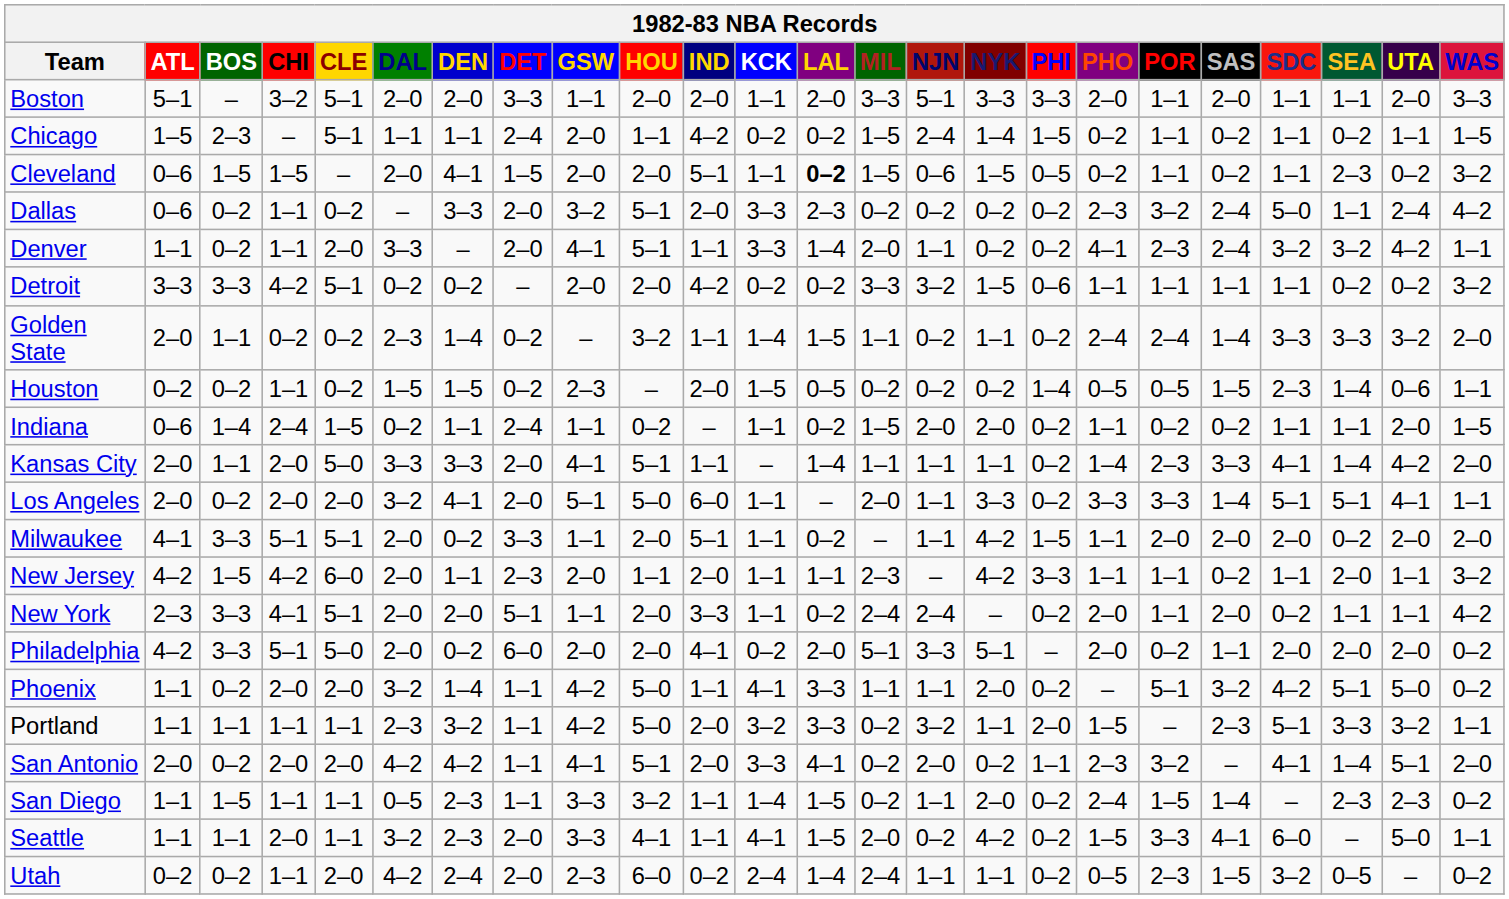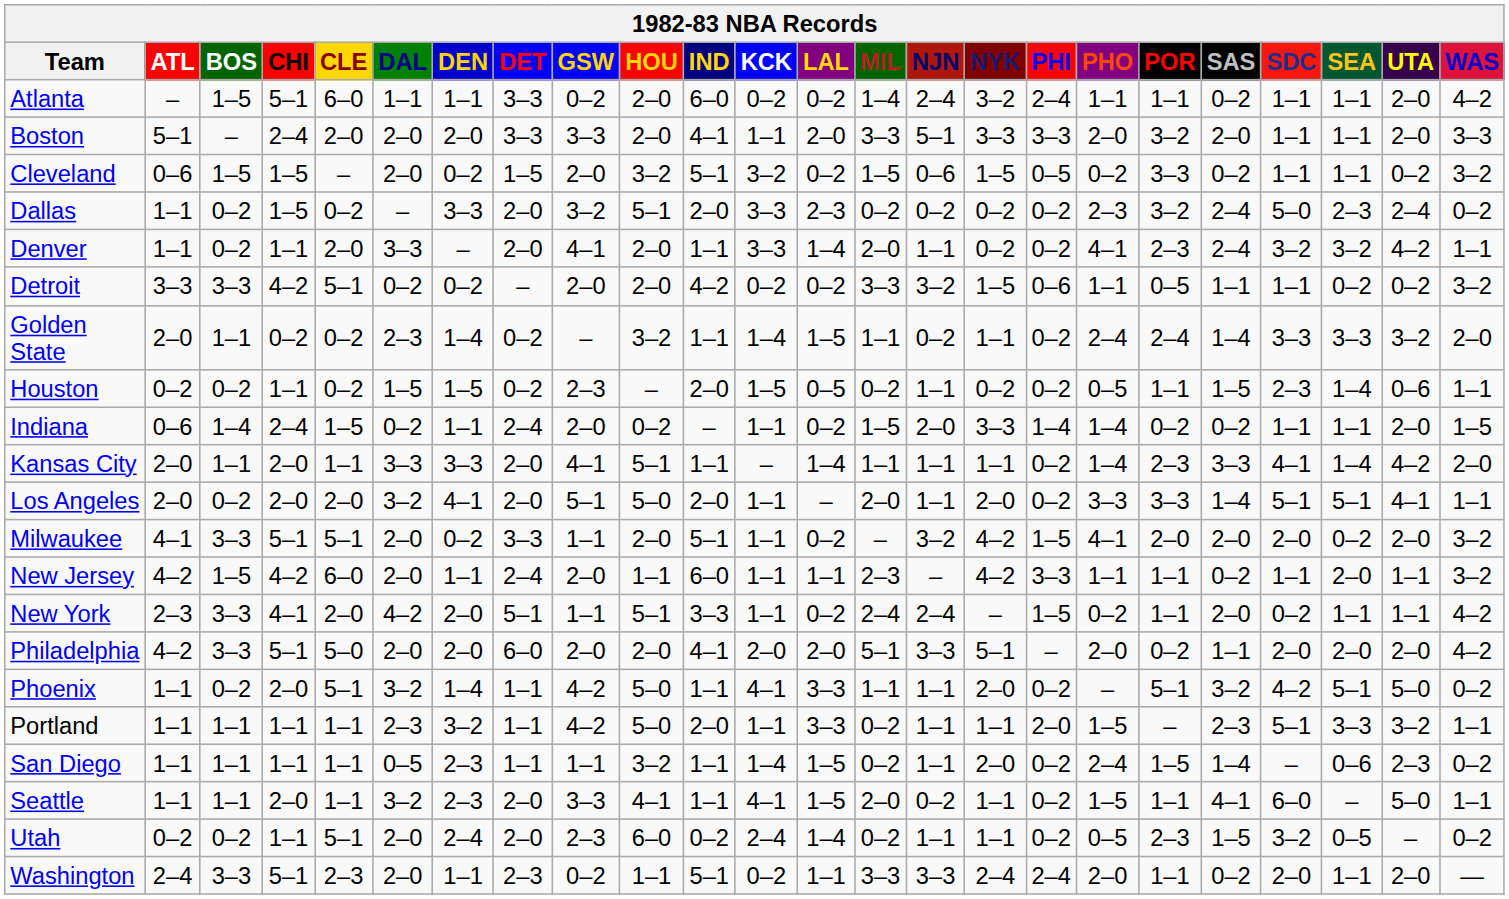+ row: (47, 99)
(289, 99) 3–2 -> (289, 136) 2–4
(344, 99) 5–1 -> (344, 136) 2–0
(586, 99) 1–1 -> (586, 136) 3–3
(709, 99) 2–0 -> (709, 136) 4–1
(1170, 99) 1–1 -> (1170, 136) 3–2
- row: (54, 136)
(463, 174) 4–1 -> (463, 174) 0–2
(651, 174) 2–0 -> (651, 174) 3–2
(766, 174) 1–1 -> (766, 174) 3–2
(826, 174) bold -> (826, 174) normal
(1170, 174) 1–1 -> (1170, 174) 3–3
(1352, 174) 2–3 -> (1352, 174) 1–1
(173, 211) 0–6 -> (173, 211) 1–1
(289, 211) 1–1 -> (289, 211) 1–5
(1352, 211) 1–1 -> (1352, 211) 2–3
(1472, 211) 4–2 -> (1472, 211) 0–2
(651, 249) 5–1 -> (651, 249) 2–0
(1170, 286) 1–1 -> (1170, 286) 0–5
(936, 388) 0–2 -> (936, 388) 1–1
(1051, 388) 1–4 -> (1051, 388) 0–2
(1170, 388) 0–5 -> (1170, 388) 1–1
(586, 426) 1–1 -> (586, 426) 2–0
(995, 426) 2–0 -> (995, 426) 3–3
(1051, 426) 0–2 -> (1051, 426) 1–4
(1108, 426) 1–1 -> (1108, 426) 1–4
(344, 463) 5–0 -> (344, 463) 1–1
(709, 501) 6–0 -> (709, 501) 2–0
(995, 501) 3–3 -> (995, 501) 2–0
(936, 538) 1–1 -> (936, 538) 3–2
(1108, 538) 1–1 -> (1108, 538) 4–1
(1472, 538) 2–0 -> (1472, 538) 3–2
(523, 576) 2–3 -> (523, 576) 2–4
(709, 576) 2–0 -> (709, 576) 6–0
(344, 613) 5–1 -> (344, 613) 2–0
(403, 613) 2–0 -> (403, 613) 4–2
(651, 613) 2–0 -> (651, 613) 5–1
(1051, 613) 0–2 -> (1051, 613) 1–5
(1108, 613) 2–0 -> (1108, 613) 0–2
(463, 651) 0–2 -> (463, 651) 2–0
(766, 651) 0–2 -> (766, 651) 2–0
(1472, 651) 0–2 -> (1472, 651) 4–2
(344, 688) 2–0 -> (344, 688) 5–1
(766, 726) 3–2 -> (766, 726) 1–1
(936, 726) 3–2 -> (936, 726) 1–1
- row: (74, 763)
(231, 801) 1–5 -> (231, 763) 1–1
(586, 801) 3–3 -> (586, 763) 1–1
(1352, 801) 2–3 -> (1352, 763) 0–6
(995, 839) 4–2 -> (995, 801) 1–1
(1170, 839) 3–3 -> (1170, 801) 1–1
(344, 876) 2–0 -> (344, 839) 5–1
(403, 876) 4–2 -> (403, 839) 2–0
(880, 876) 2–4 -> (880, 839) 0–2
+ row: (72, 876)
